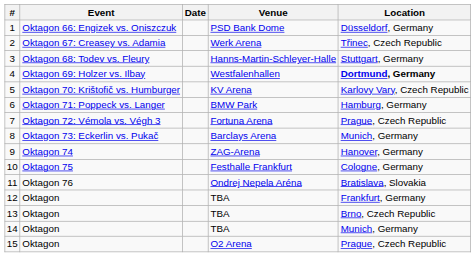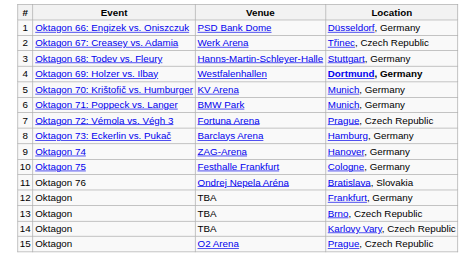- column: (195, 12)
(405, 90) Karlovy Vary, Czech Republic -> (366, 90) Munich, Germany
(384, 105) Hamburg, Germany -> (366, 105) Munich, Germany
(379, 136) Munich, Germany -> (371, 136) Hamburg, Germany
(379, 229) Munich, Germany -> (392, 229) Karlovy Vary, Czech Republic
